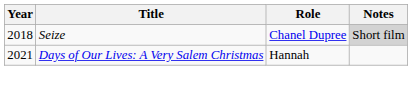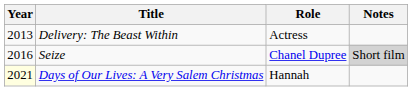+ row: (108, 34)
(20, 34) 2018 -> (20, 55) 2016
(20, 55) no background -> (20, 75) lightyellow background
